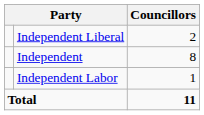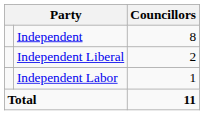rows swapped: (50, 57) <-> (71, 36)
